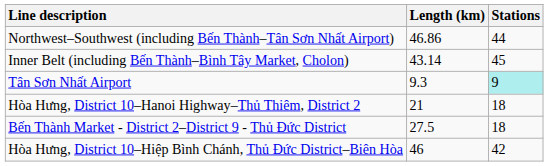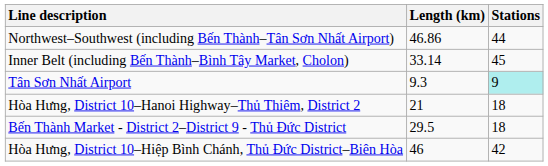(425, 60) 43.14 -> (425, 60) 33.14
(422, 127) 27.5 -> (422, 127) 29.5
